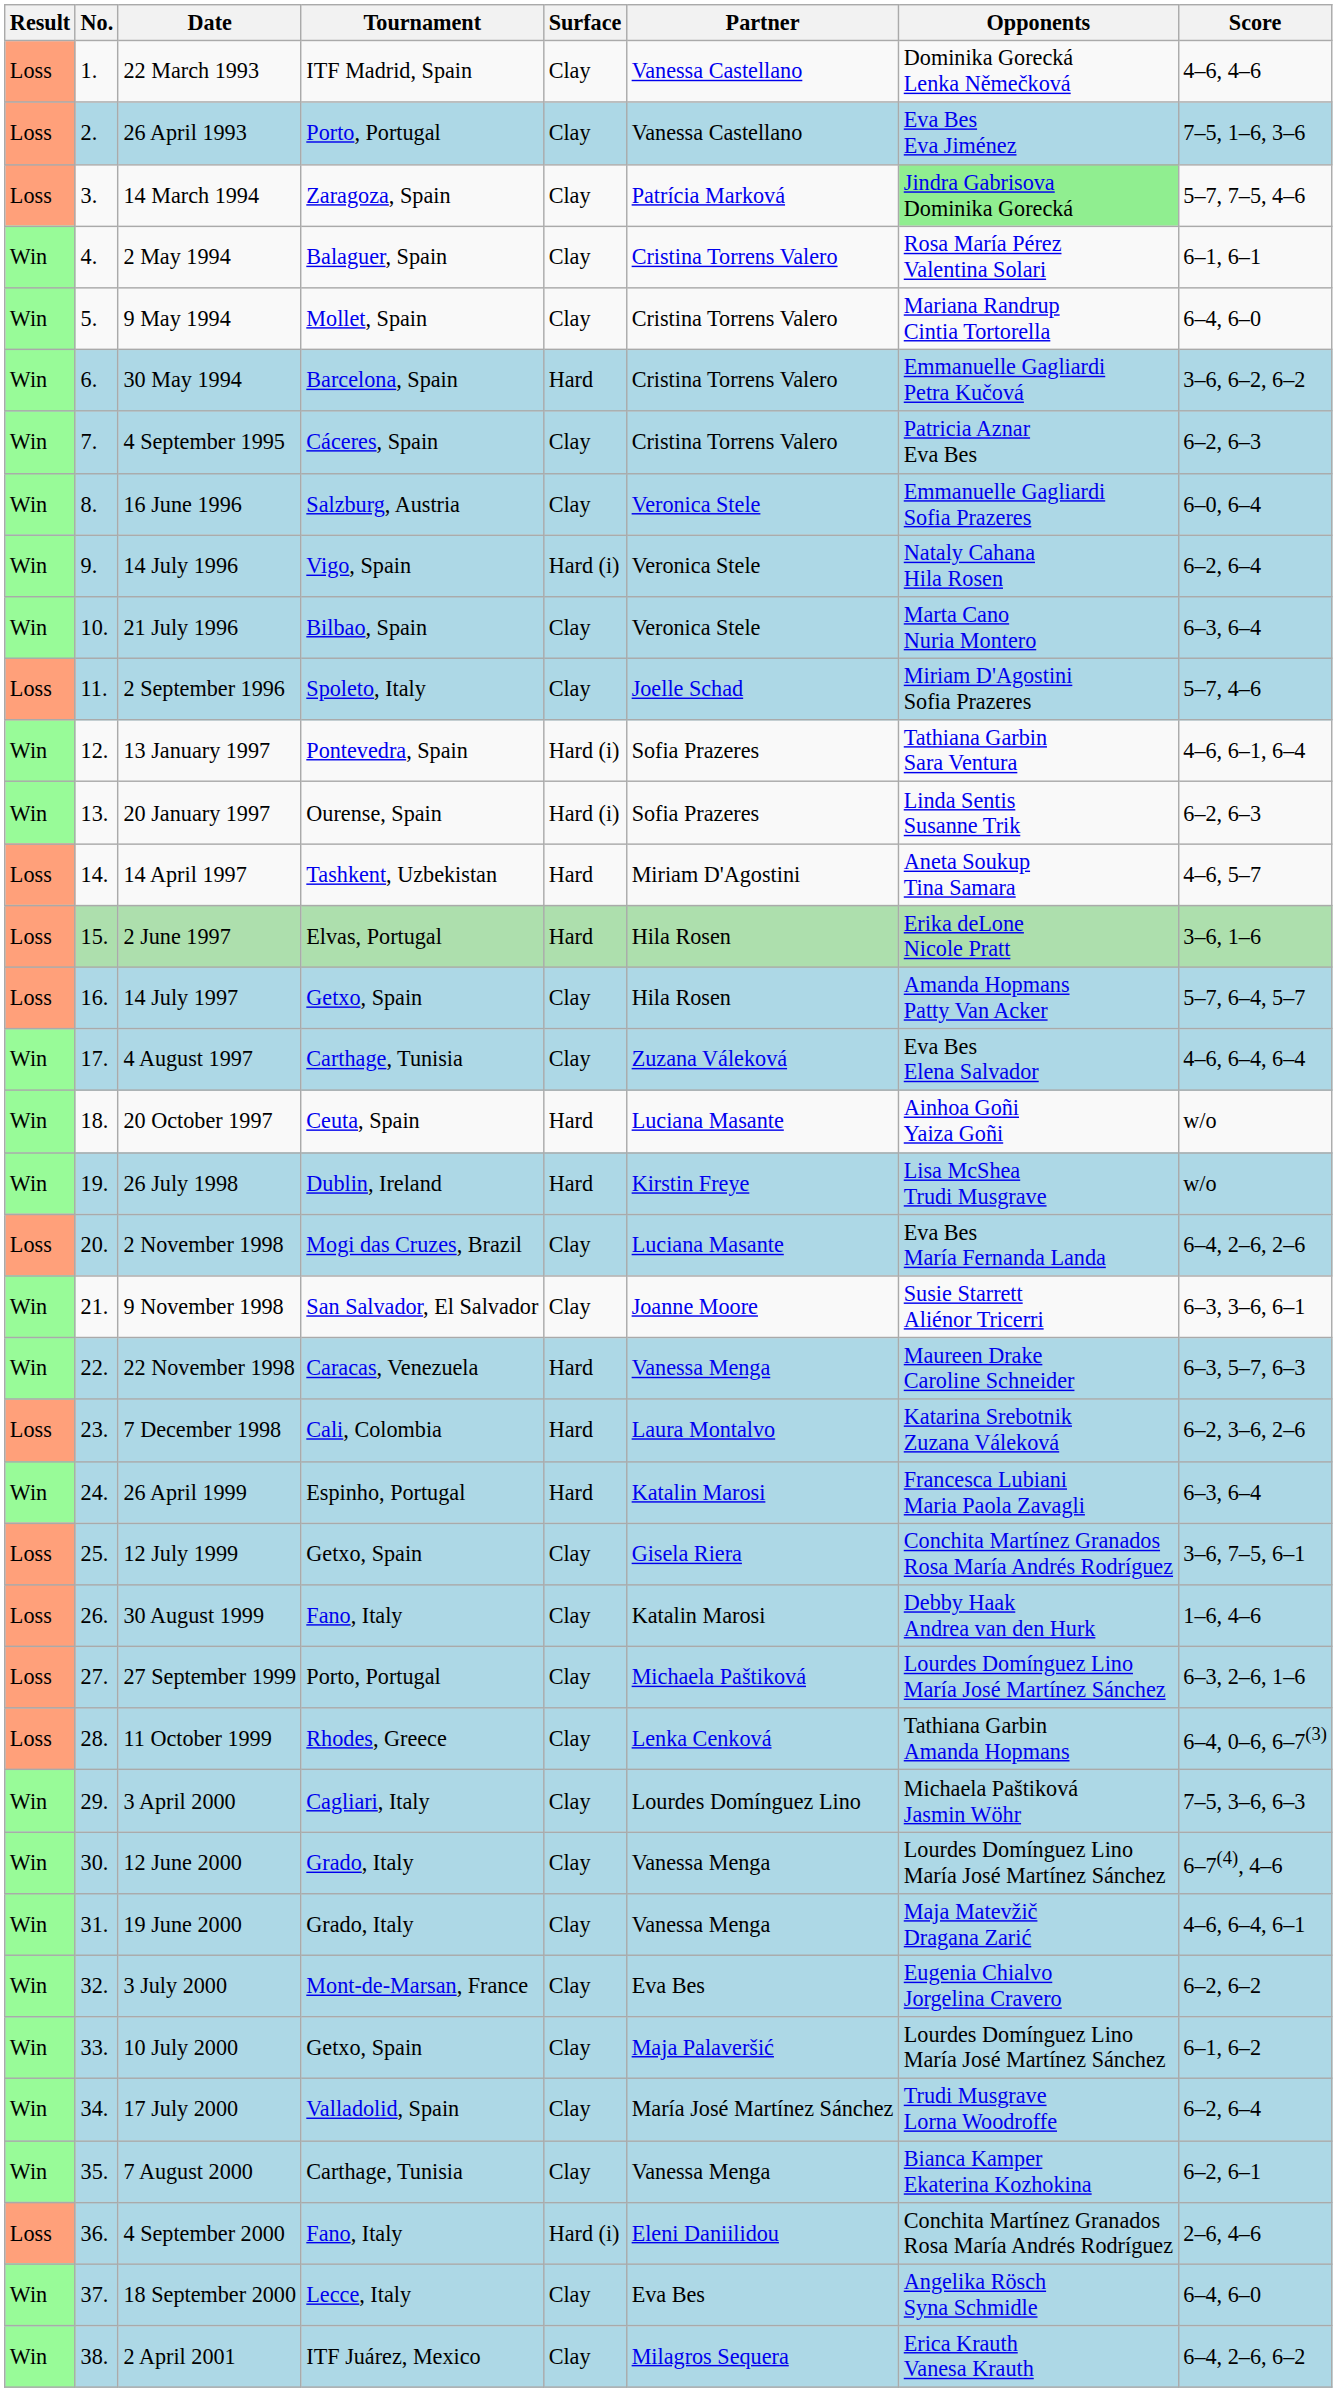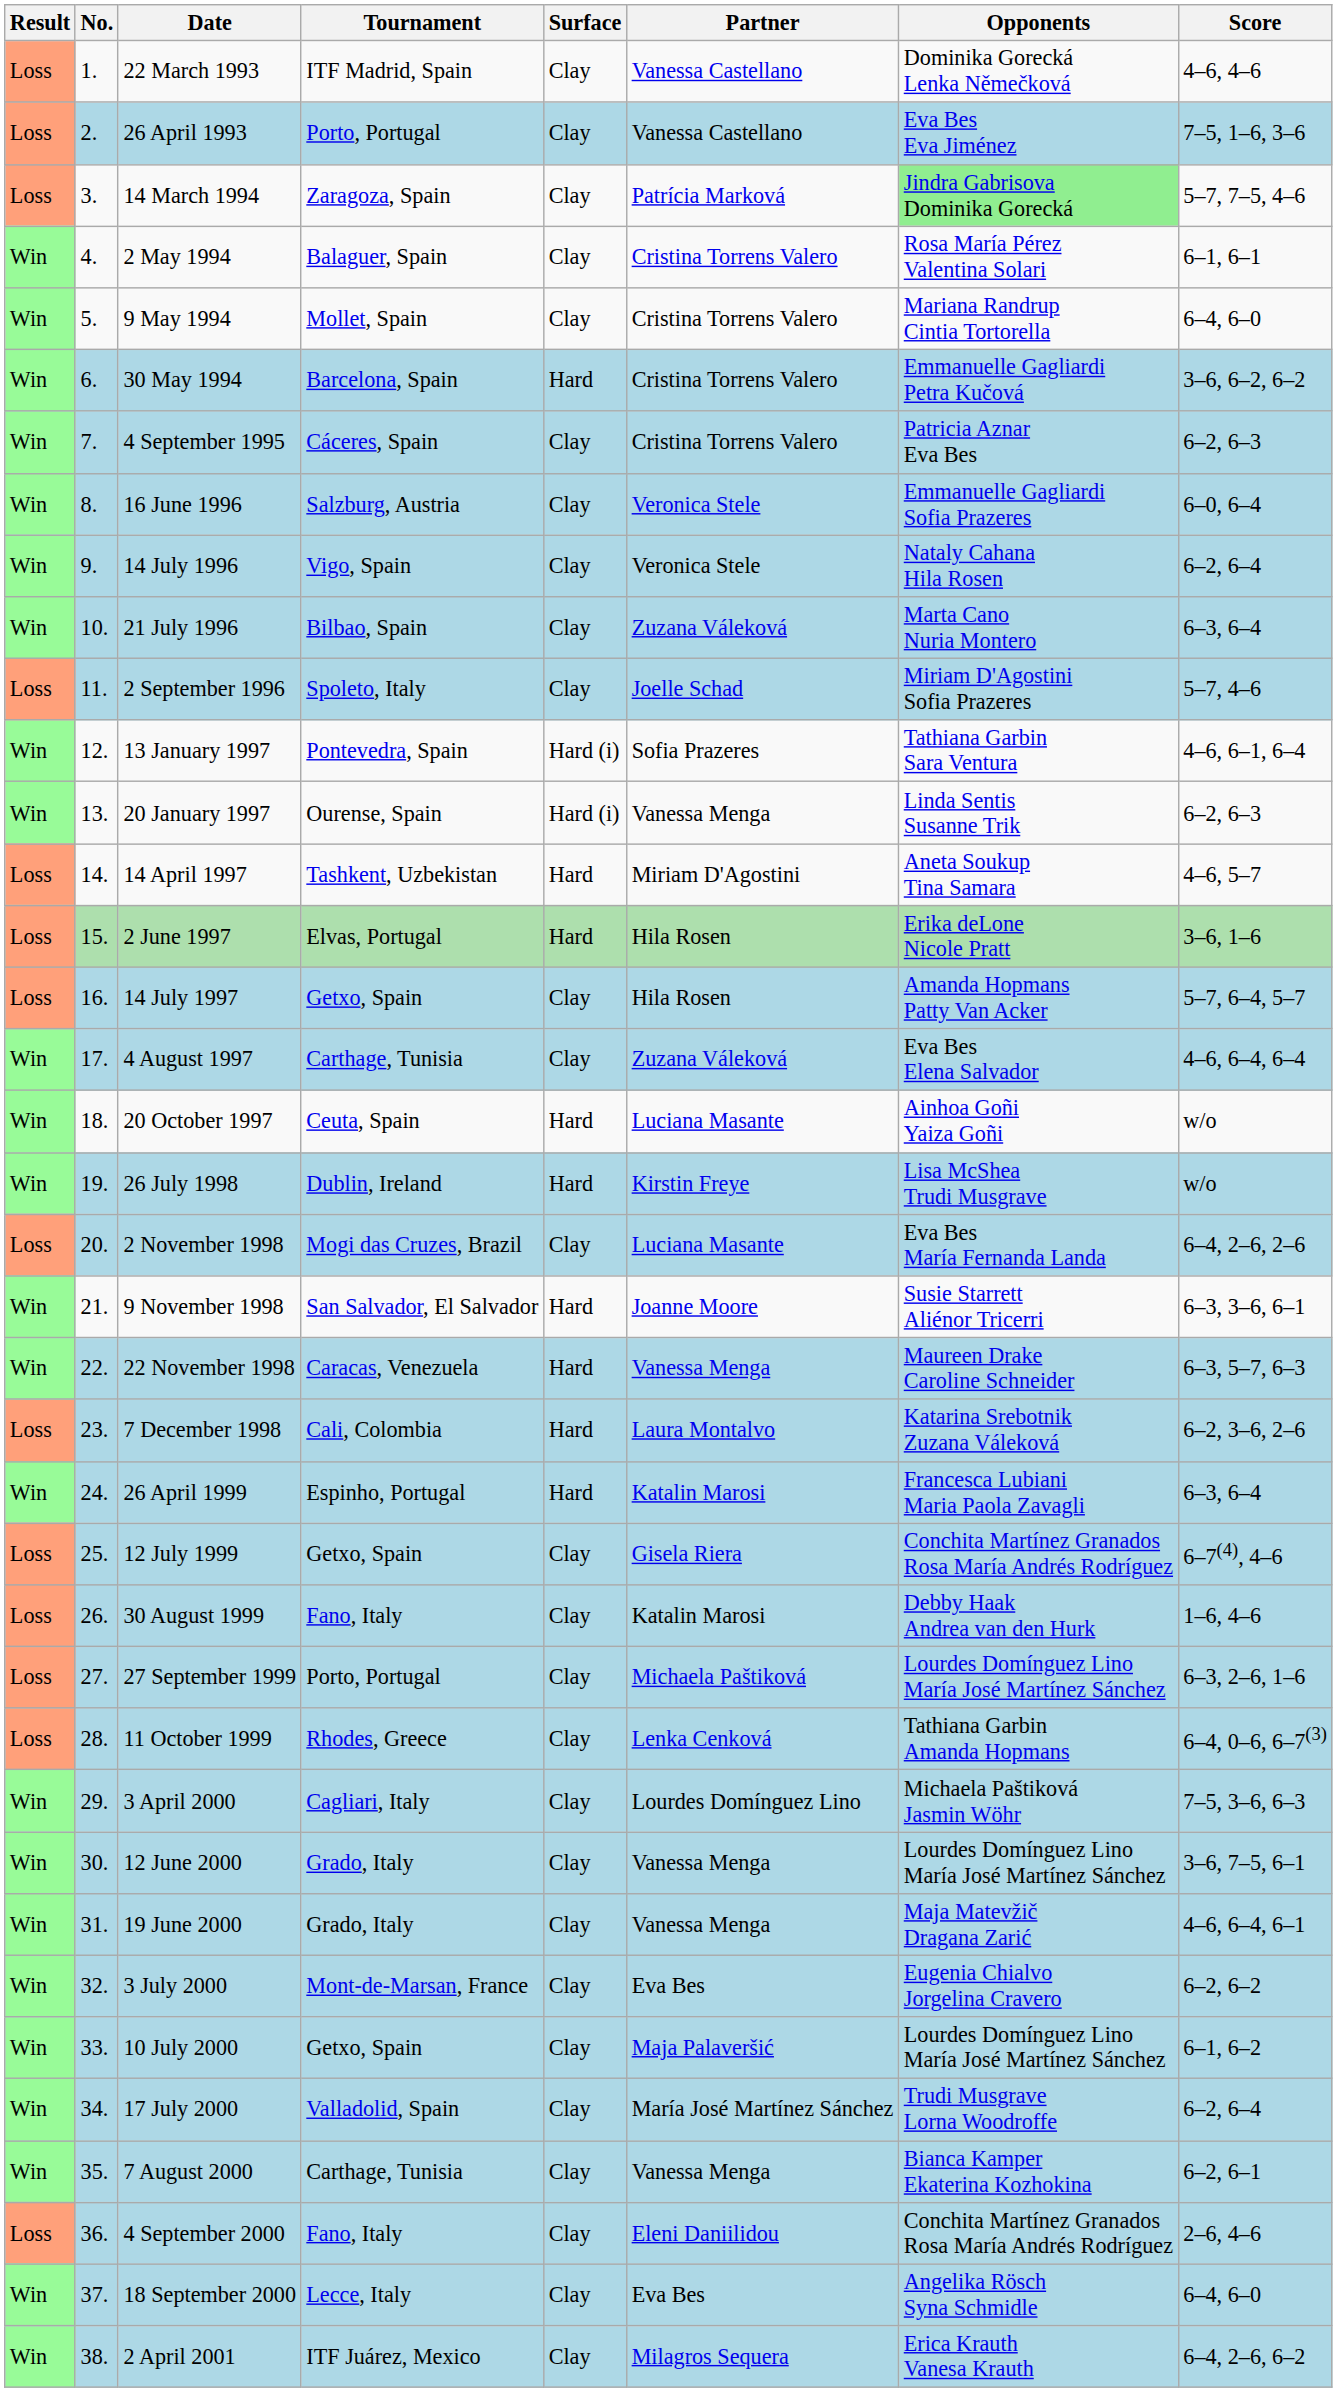(584, 564) Hard (i) -> (570, 564) Clay
(696, 626) Veronica Stele -> (709, 626) Zuzana Váleková
(695, 812) Sofia Prazeres -> (701, 812) Vanessa Menga
(570, 1306) Clay -> (571, 1306) Hard
(1244, 1553) 3–6, 7–5, 6–1 -> (1233, 1553) 6–7(4), 4–6
(1233, 1861) 6–7(4), 4–6 -> (1244, 1861) 3–6, 7–5, 6–1
(584, 2232) Hard (i) -> (570, 2232) Clay
